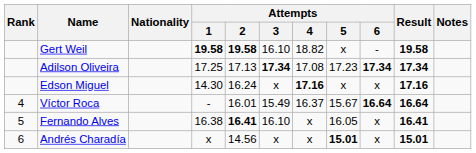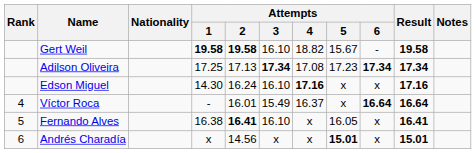(343, 49) x -> (343, 49) 15.67
(276, 85) x -> (276, 85) 16.10
(343, 103) 15.67 -> (343, 103) x
